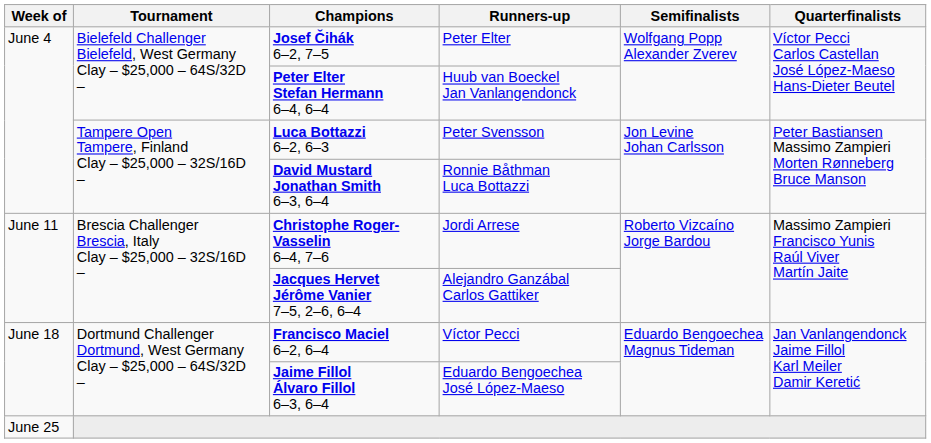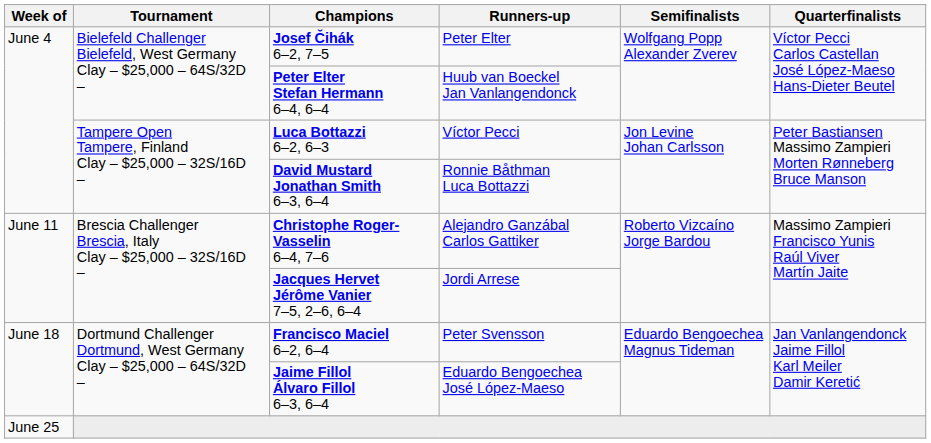(493, 131) Peter Svensson -> (481, 131) Víctor Pecci
(481, 225) Jordi Arrese -> (506, 232) Alejandro Ganzábal Carlos Gattiker
(506, 287) Alejandro Ganzábal Carlos Gattiker -> (481, 279) Jordi Arrese
(481, 334) Víctor Pecci -> (493, 334) Peter Svensson
